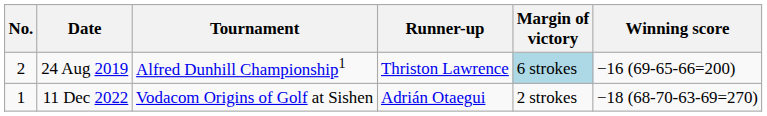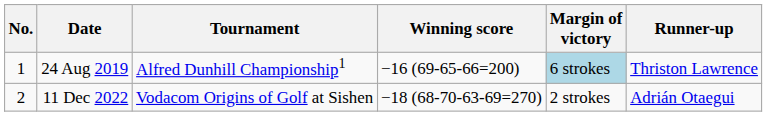columns swapped: (678, 28) <-> (445, 28)
(21, 68) 2 -> (21, 68) 1
(21, 97) 1 -> (21, 97) 2
